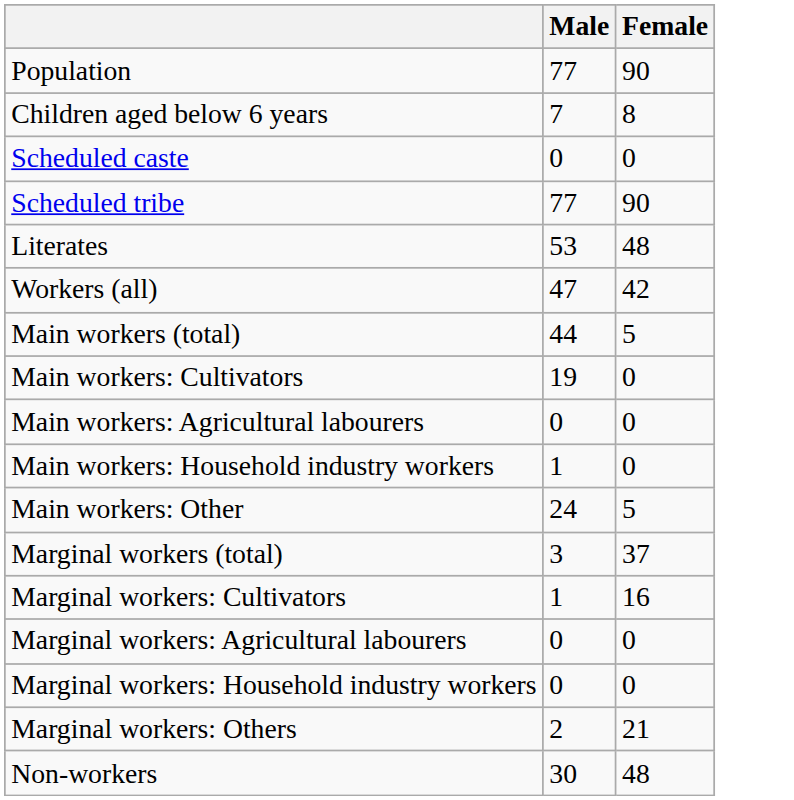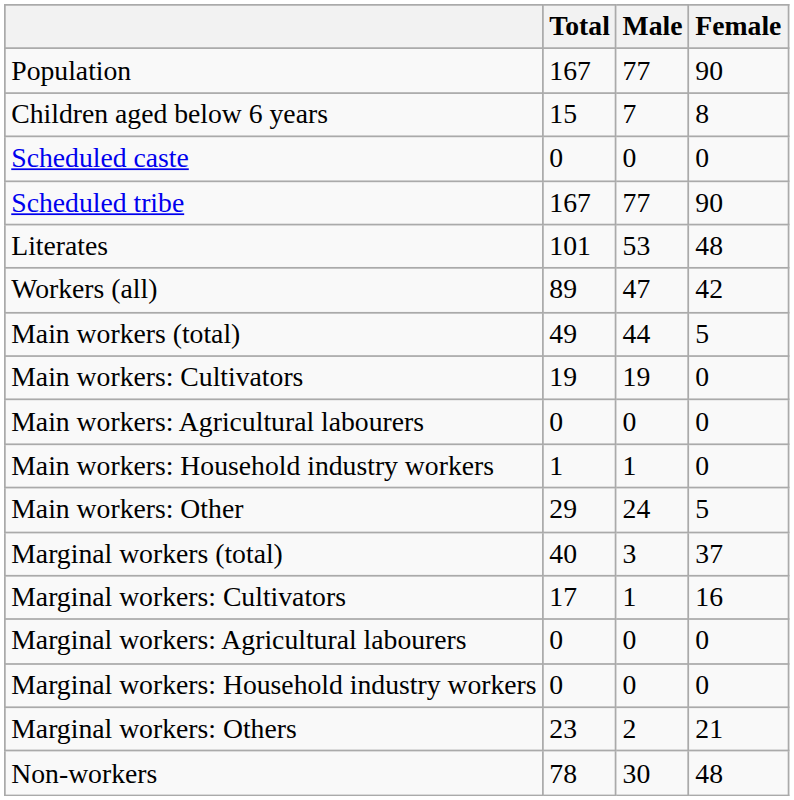+ column: (580, 26)
